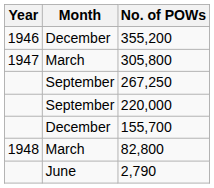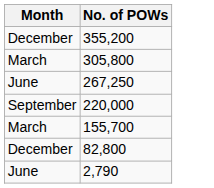- column: (23, 15)
(80, 82) September -> (23, 82) June
(78, 127) December -> (27, 127) March
(65, 149) March -> (40, 149) December
